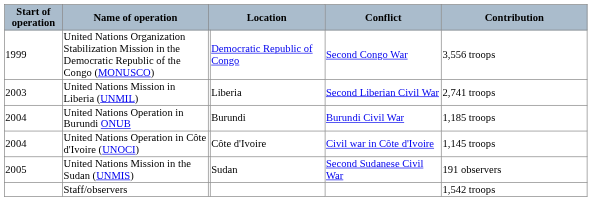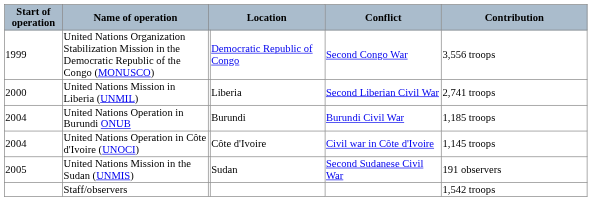(16, 92) 2003 -> (16, 92) 2000
